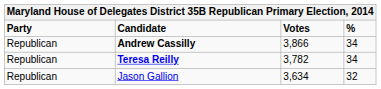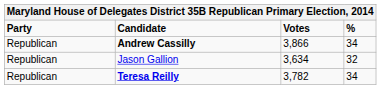rows swapped: (148, 60) <-> (148, 76)
